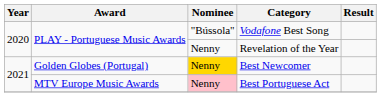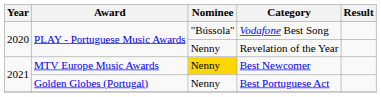(91, 65) Golden Globes (Portugal) -> (96, 65) MTV Europe Music Awards
(96, 83) MTV Europe Music Awards -> (91, 83) Golden Globes (Portugal)
(205, 83) pink background -> (205, 83) no background
